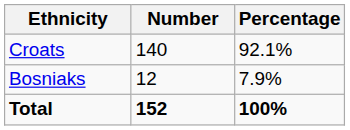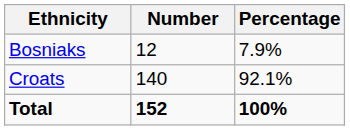rows swapped: (37, 49) <-> (47, 79)
